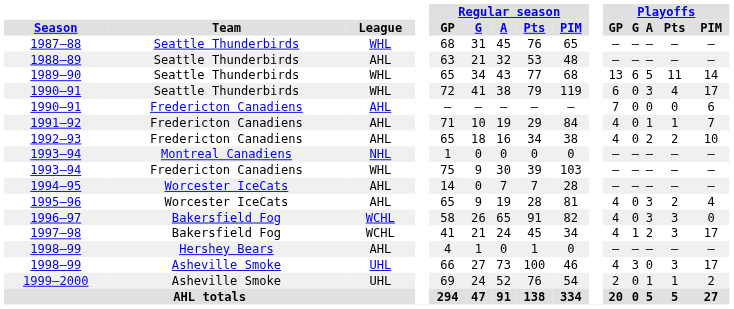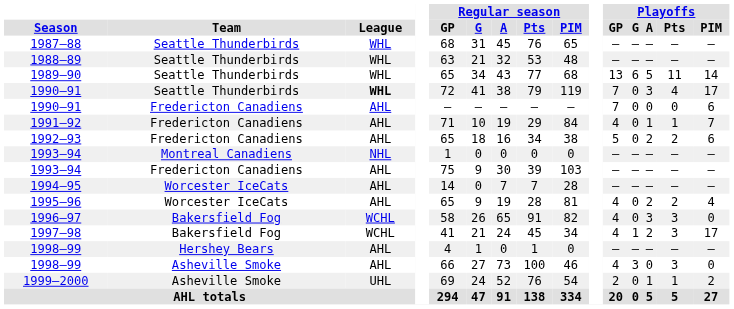(380, 59) AHL -> (380, 59) WHL
(380, 91) normal -> (380, 91) bold
(616, 91) 6 -> (616, 91) 7
(616, 138) 4 -> (616, 138) 5
(711, 138) 10 -> (711, 138) 6
(380, 170) WHL -> (380, 170) AHL
(649, 202) 3 -> (649, 202) 2
(380, 265) UHL -> (380, 265) AHL
(711, 265) 17 -> (711, 265) 0
